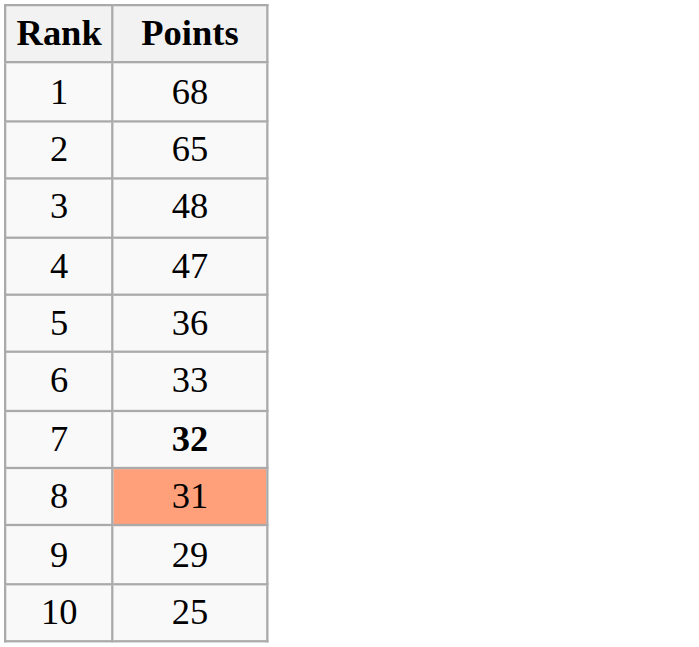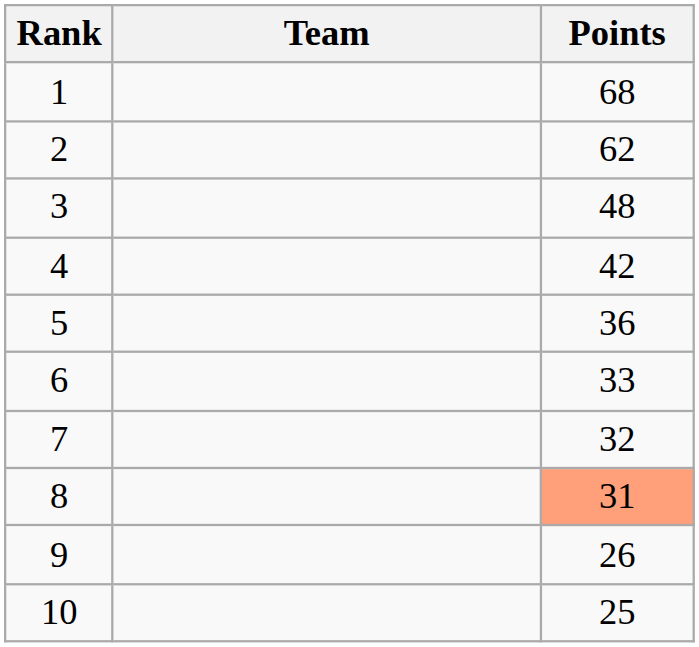+ column: (327, 33)
(190, 149) 65 -> (617, 149) 62
(190, 264) 47 -> (617, 264) 42
(190, 438) bold -> (617, 438) normal
(190, 554) 29 -> (617, 554) 26
